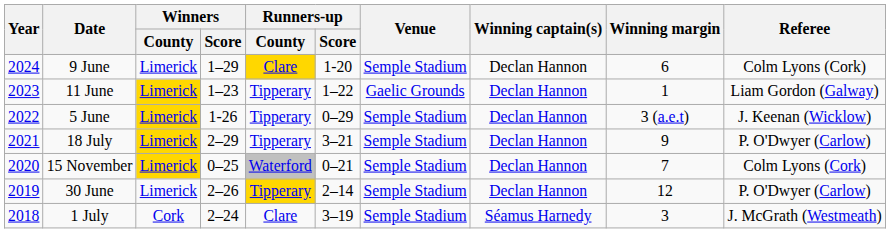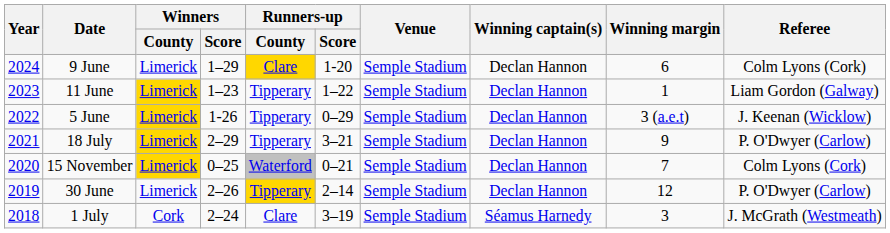(415, 91) Gaelic Grounds -> (415, 91) Semple Stadium
